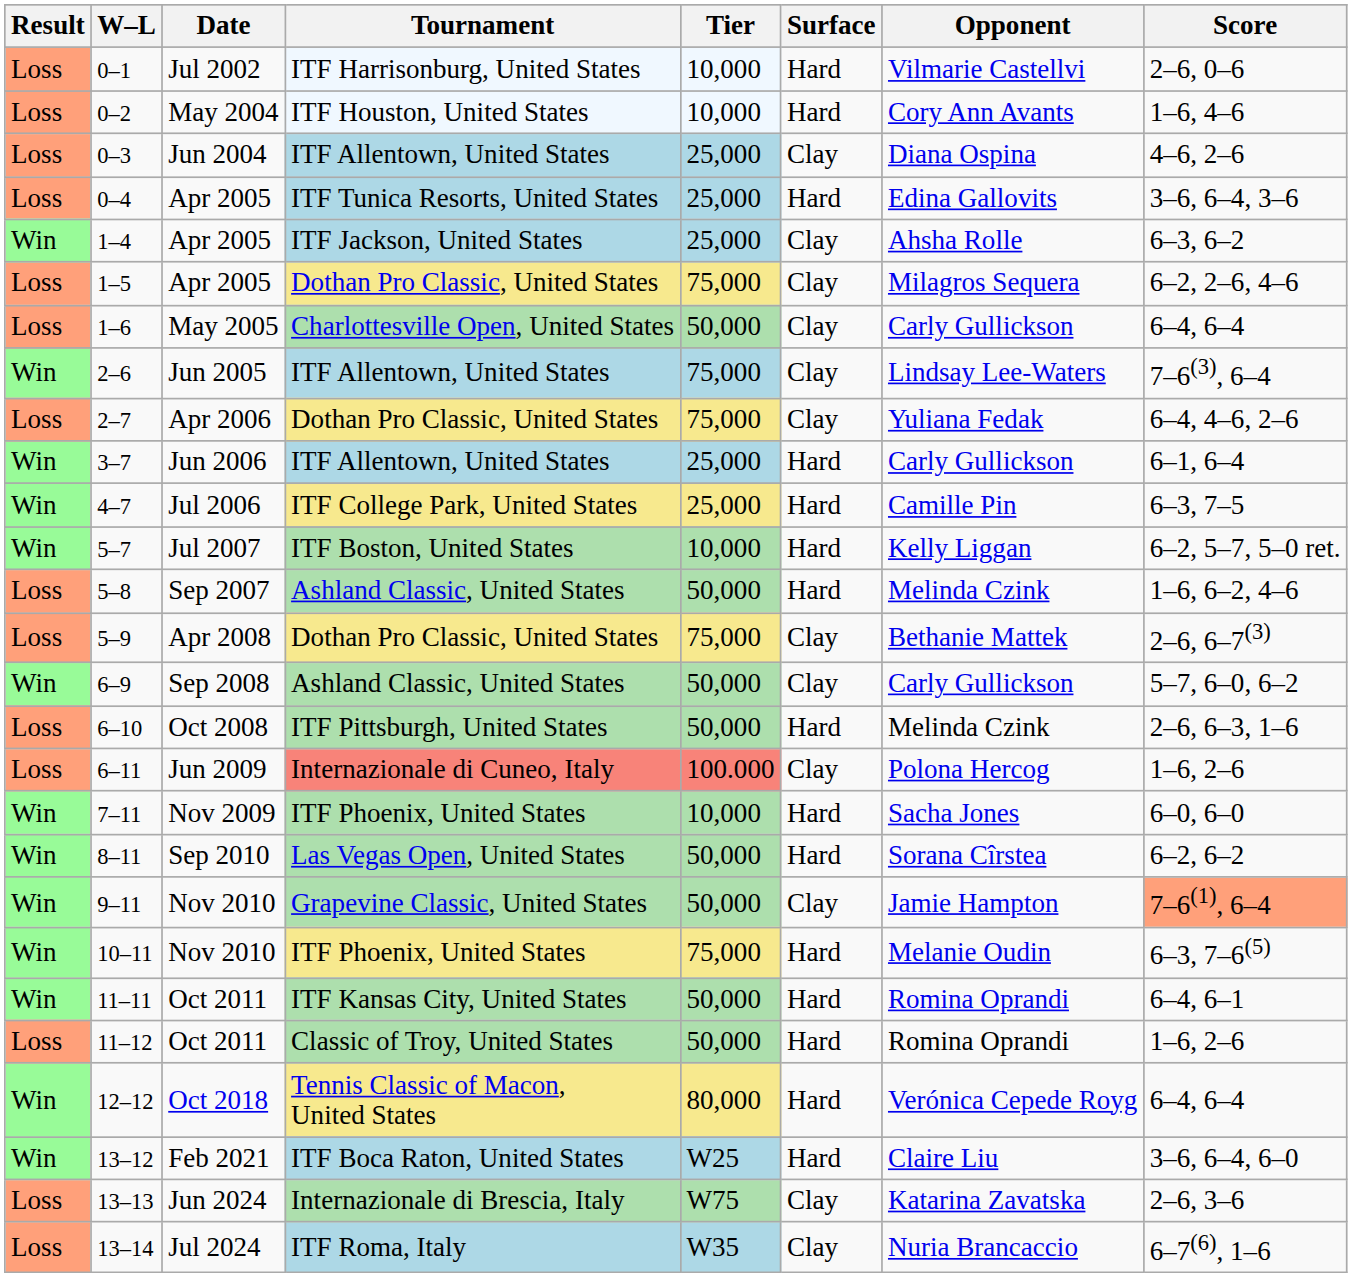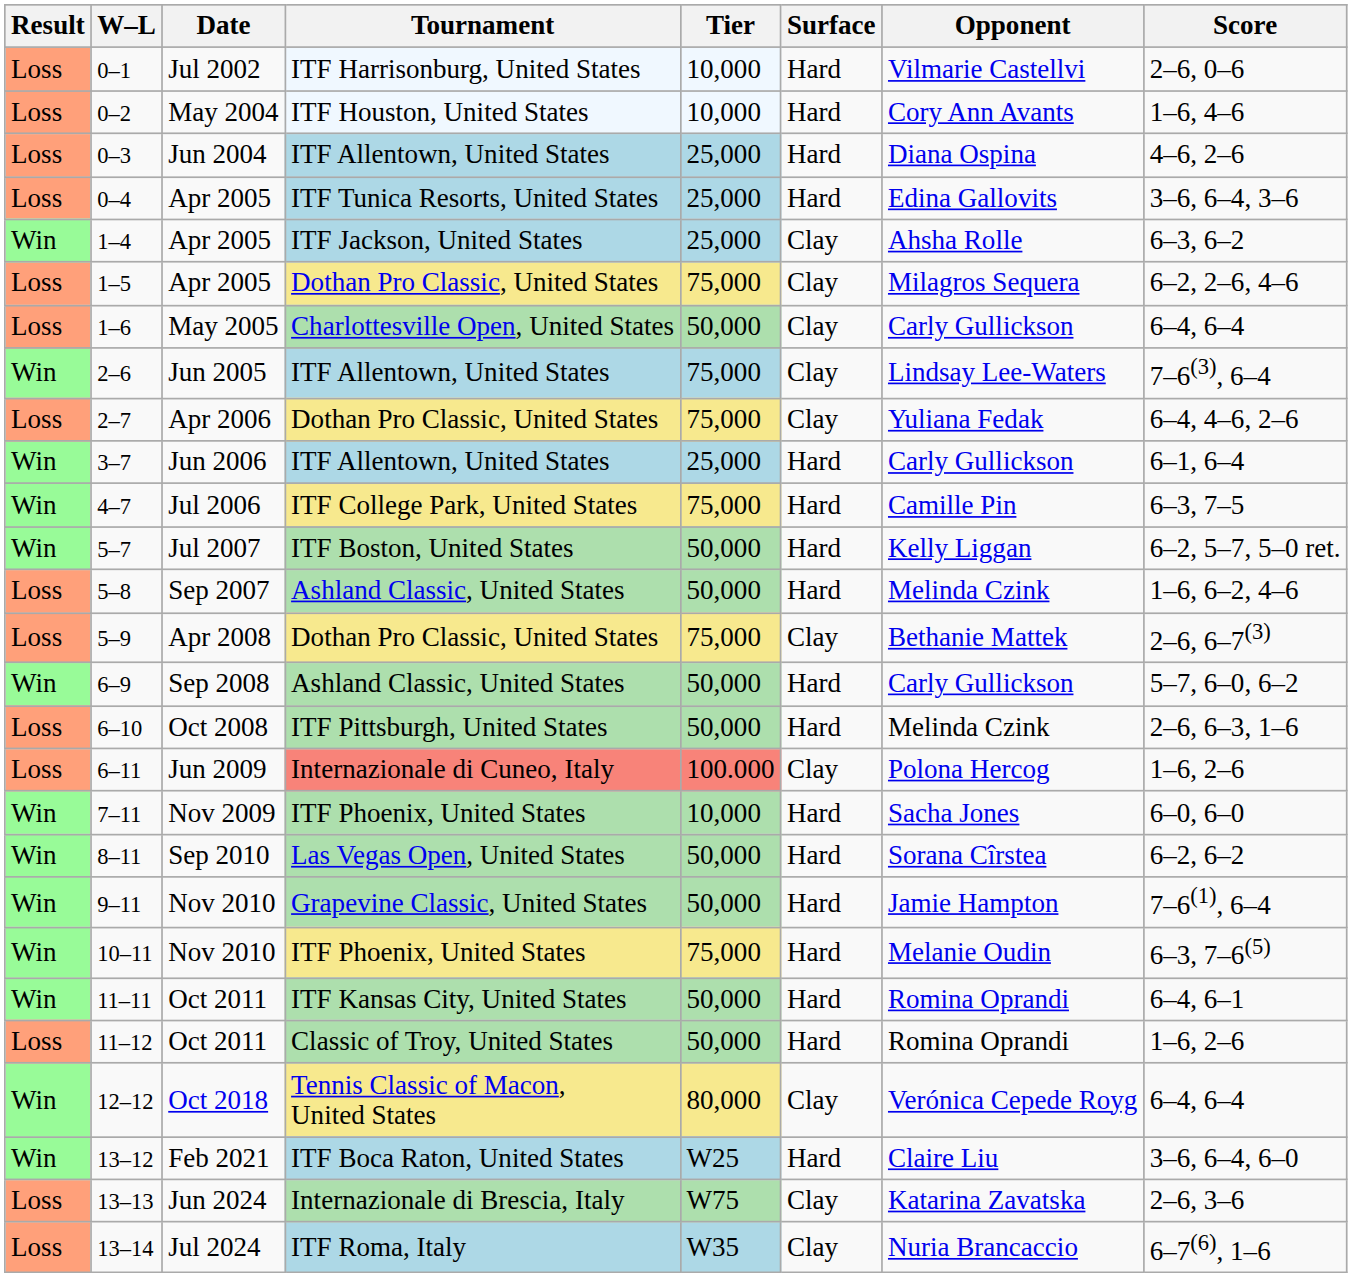(812, 154) Clay -> (814, 154) Hard
(724, 504) 25,000 -> (724, 504) 75,000
(724, 547) 10,000 -> (724, 547) 50,000
(812, 683) Clay -> (814, 683) Hard
(812, 901) Clay -> (814, 901) Hard
(1210, 901) lightsalmon background -> (1210, 901) no background
(814, 1099) Hard -> (812, 1099) Clay
